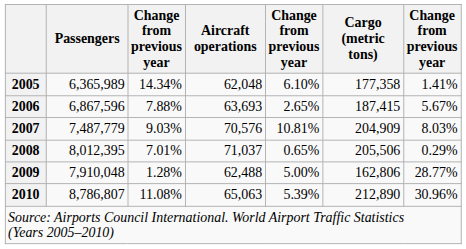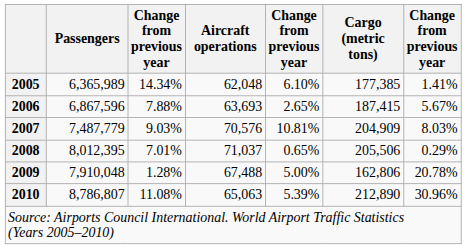(378, 84) 177,358 -> (378, 84) 177,385
(243, 172) 62,488 -> (243, 172) 67,488
(436, 172) 28.77% -> (436, 172) 20.78%
